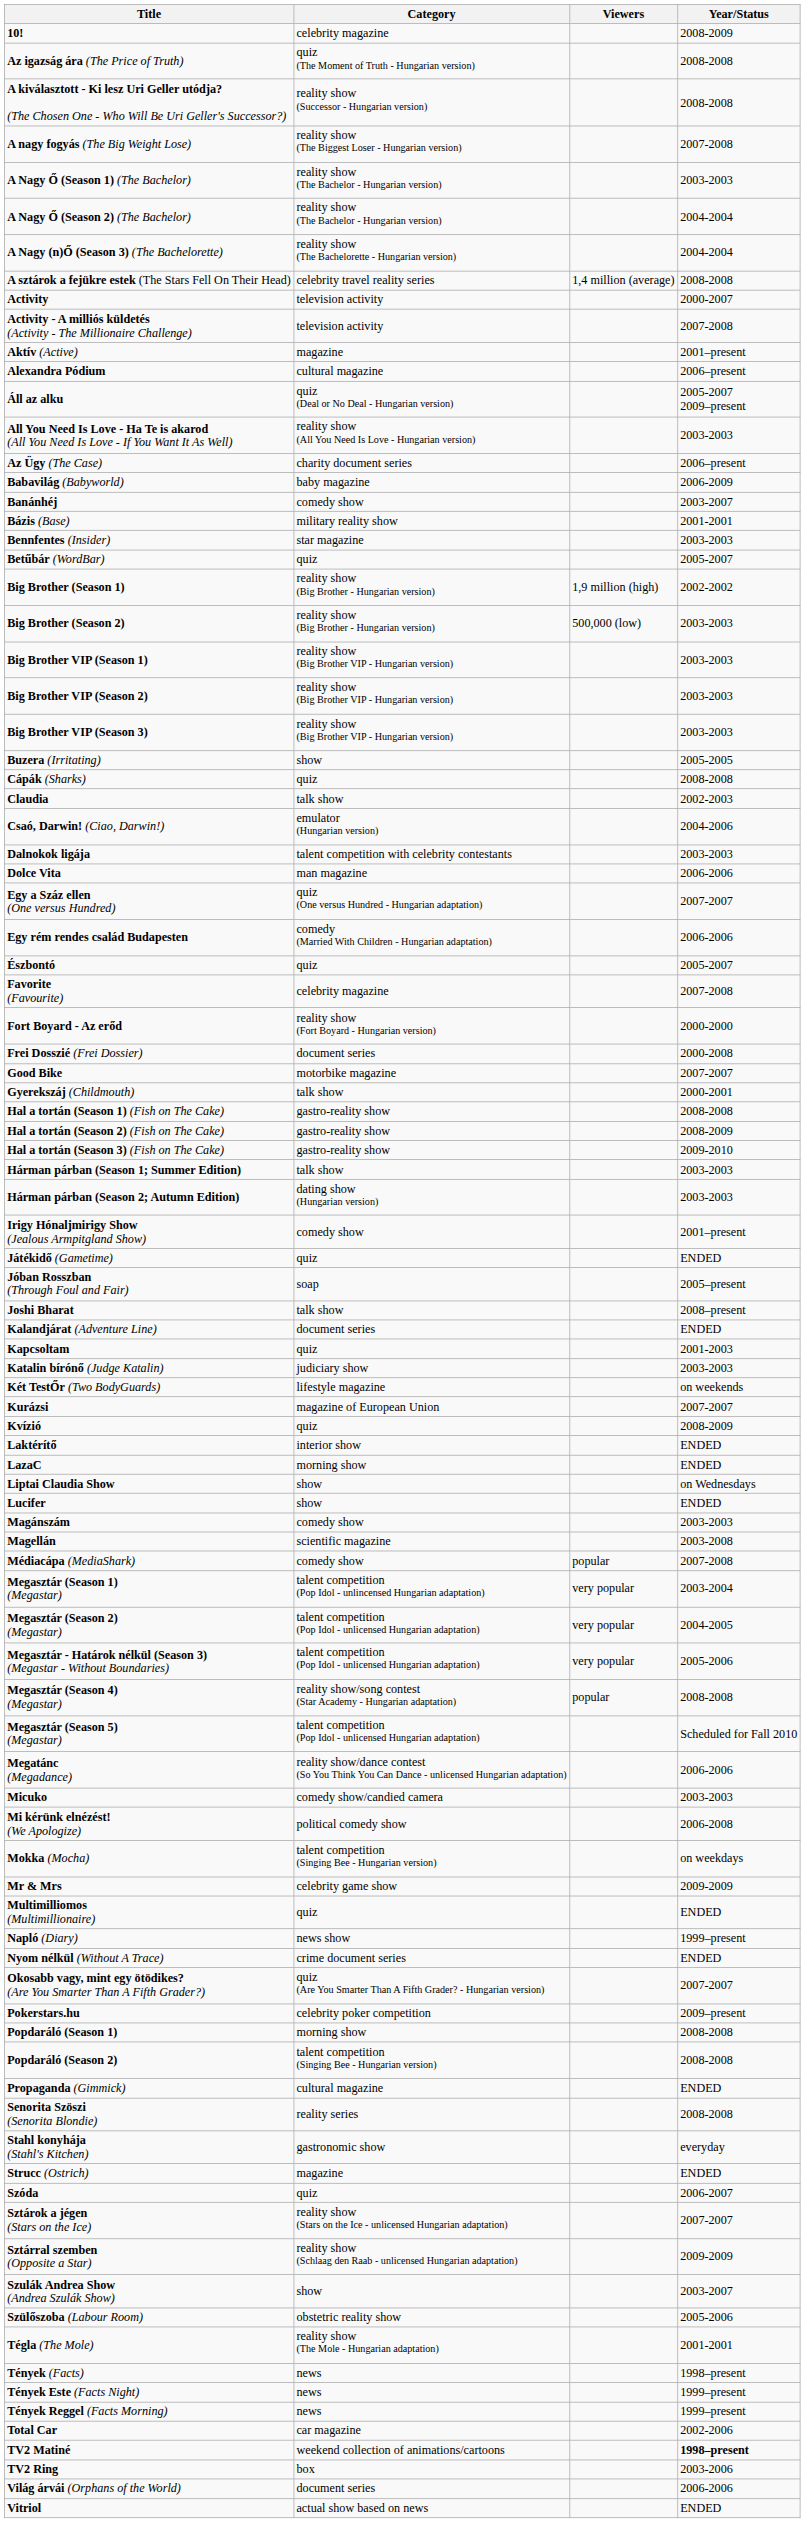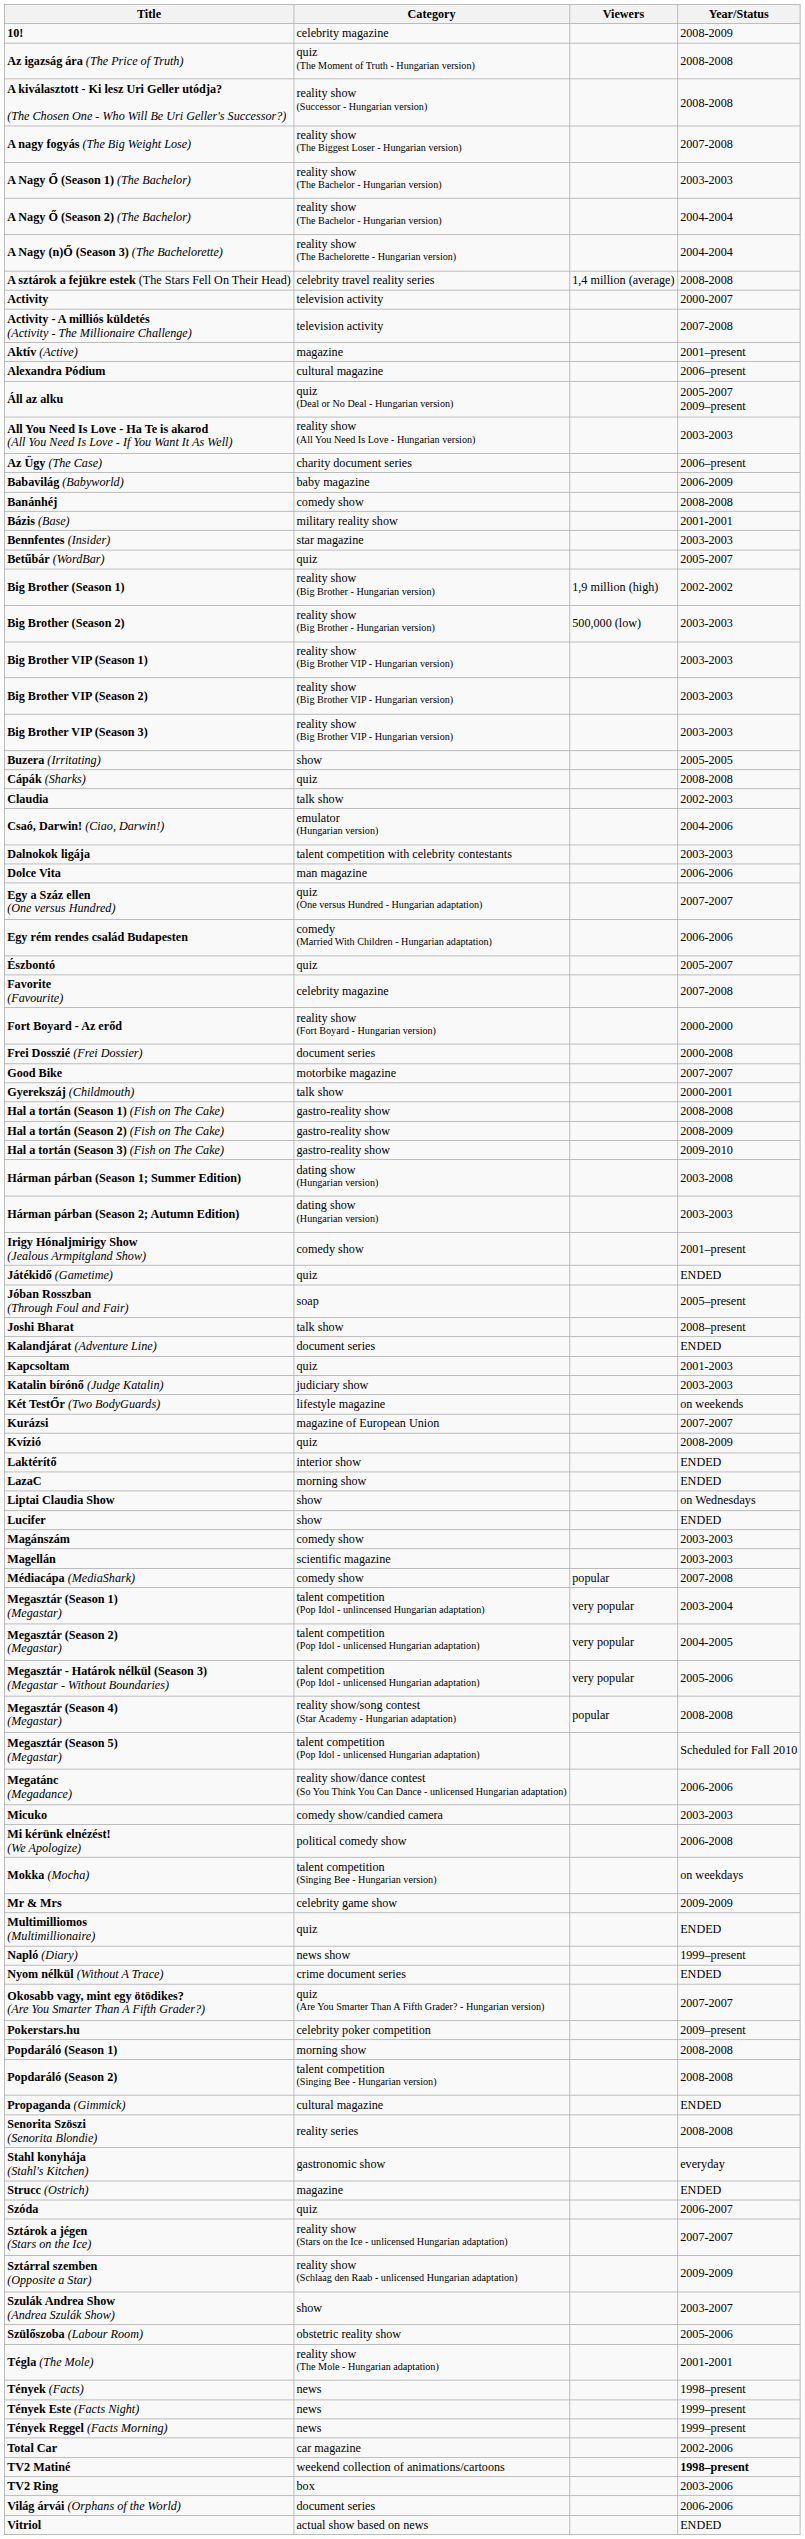(707, 501) 2003-2007 -> (707, 501) 2008-2008
(320, 1169) talk show -> (337, 1175) dating show (Hungarian version)
(707, 1169) 2003-2003 -> (707, 1178) 2003-2008
(707, 1541) 2003-2008 -> (707, 1558) 2003-2003
